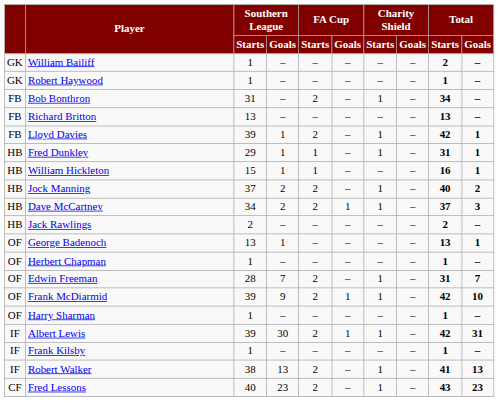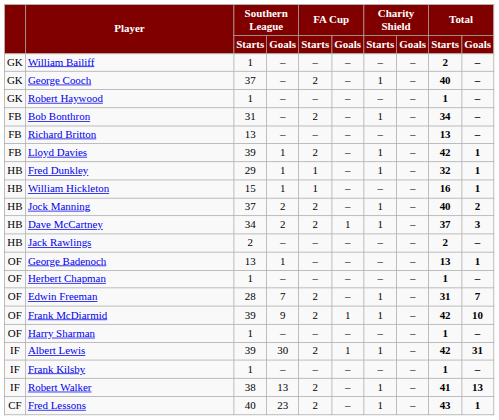+ row: (60, 80)
(445, 153) 31 -> (445, 171) 32
(478, 387) 23 -> (478, 405) 1
